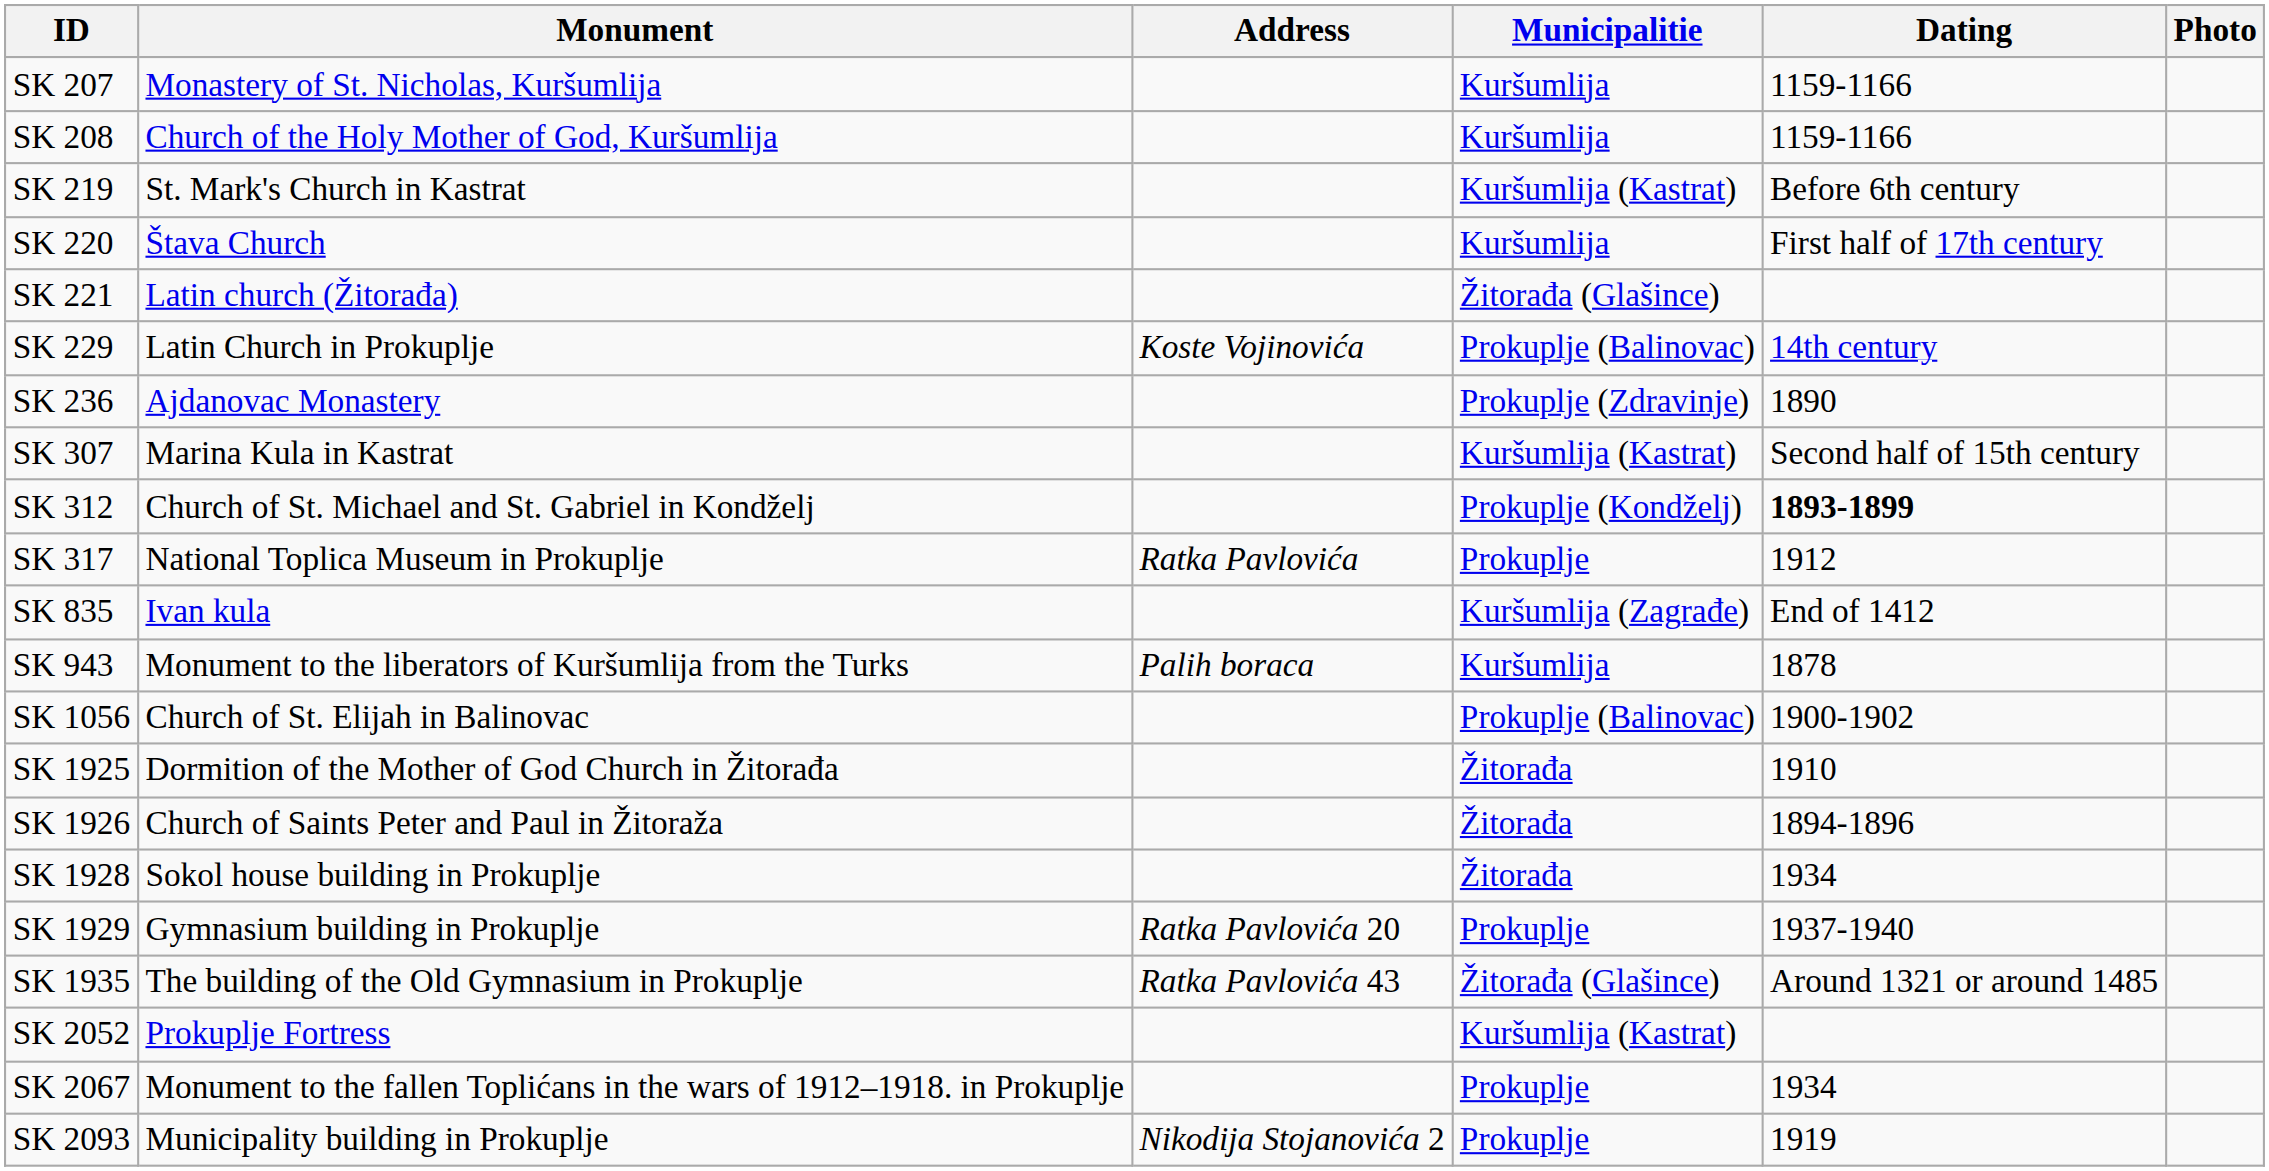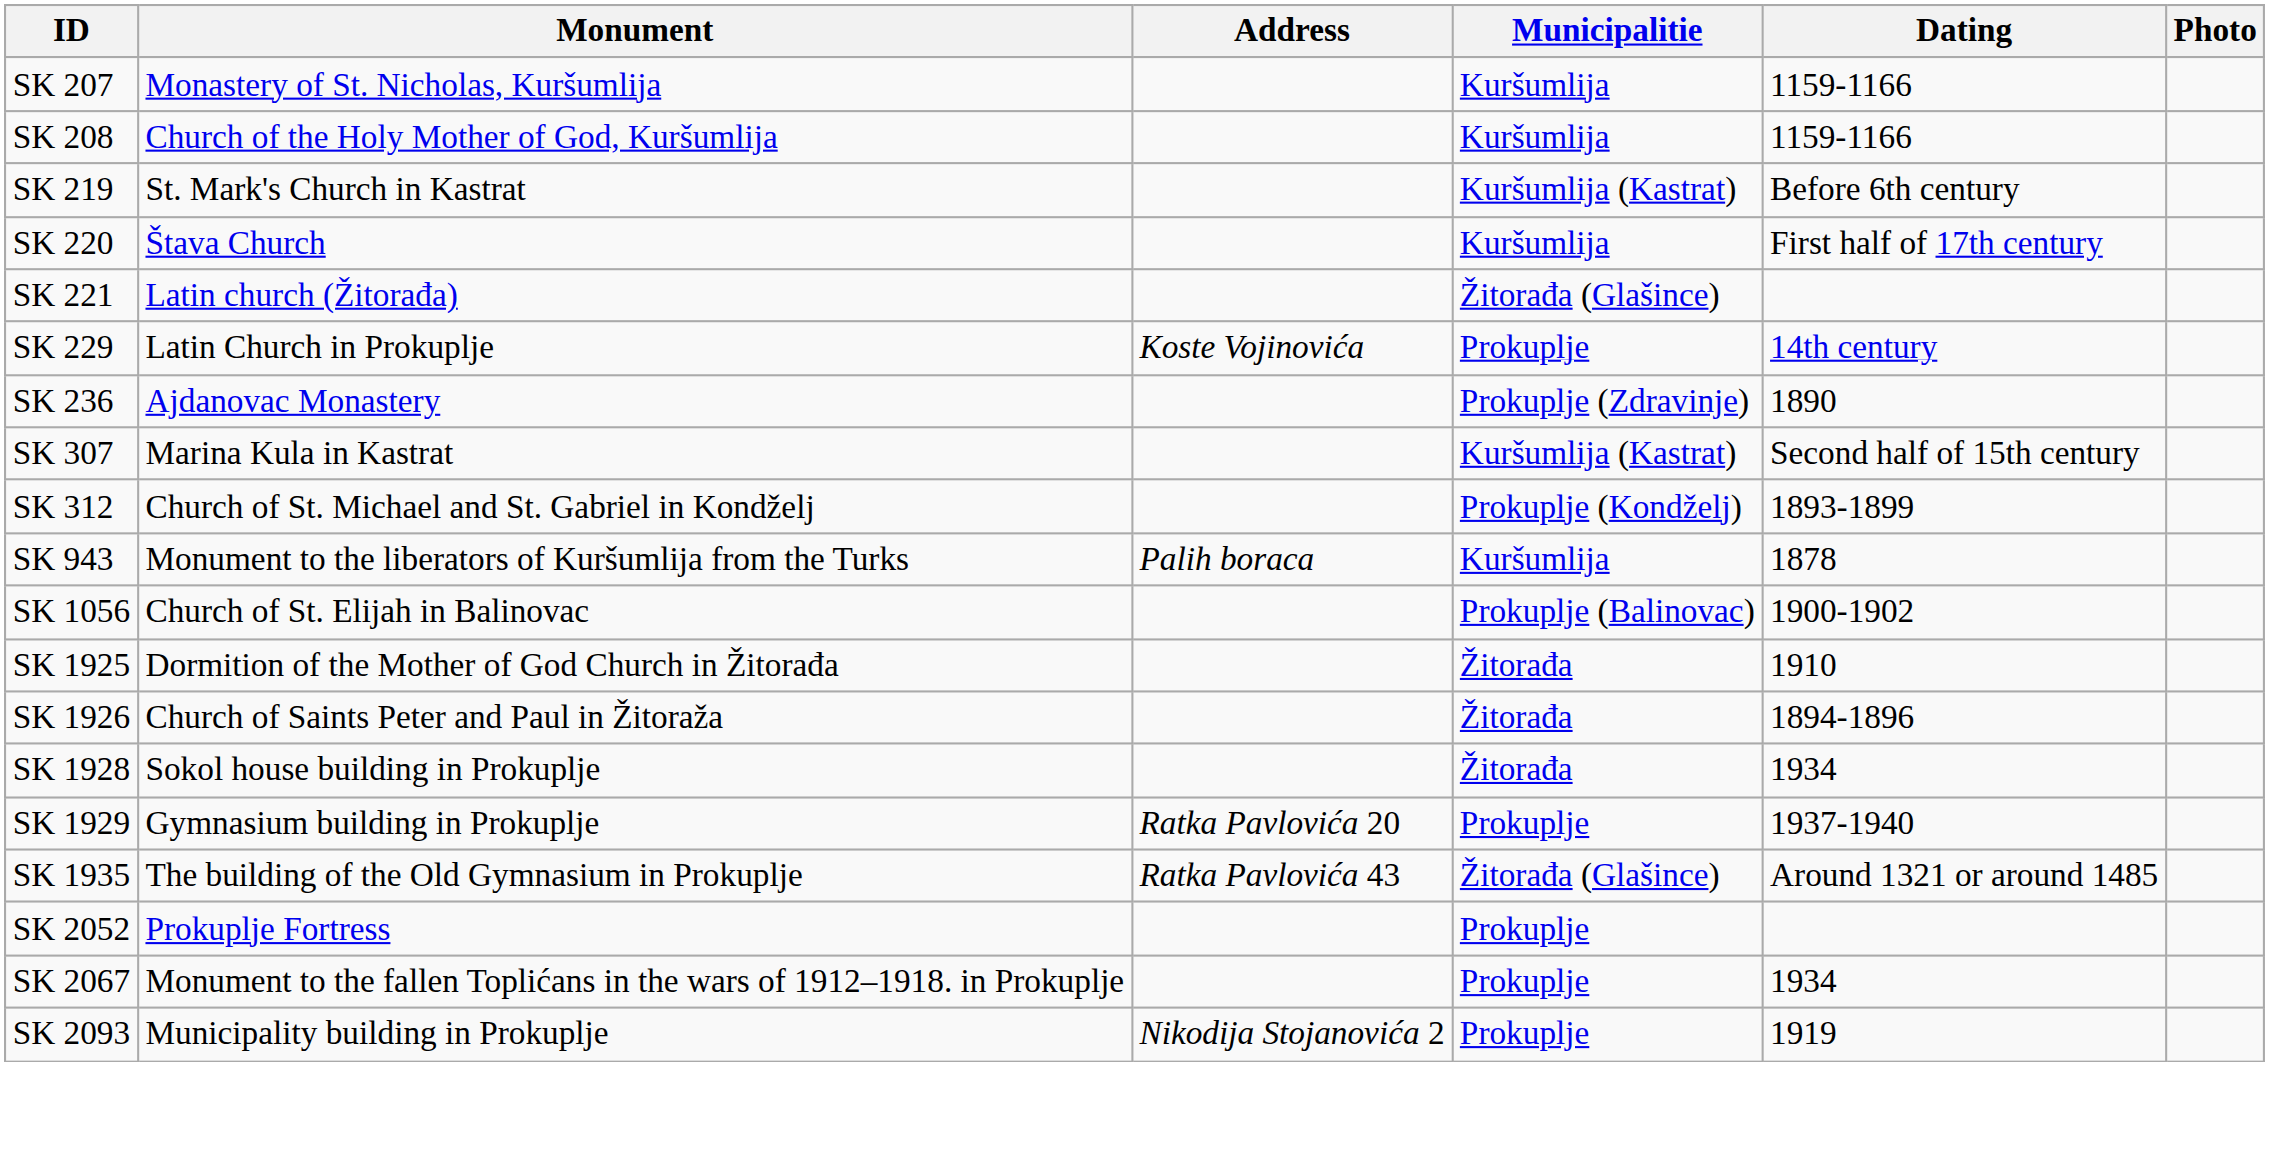(1607, 347) Prokuplje (Balinovac) -> (1525, 347) Prokuplje
(1842, 505) bold -> (1842, 505) normal
- row: (63, 558)
- row: (63, 611)
(1598, 1033) Kuršumlija (Kastrat) -> (1525, 928) Prokuplje
